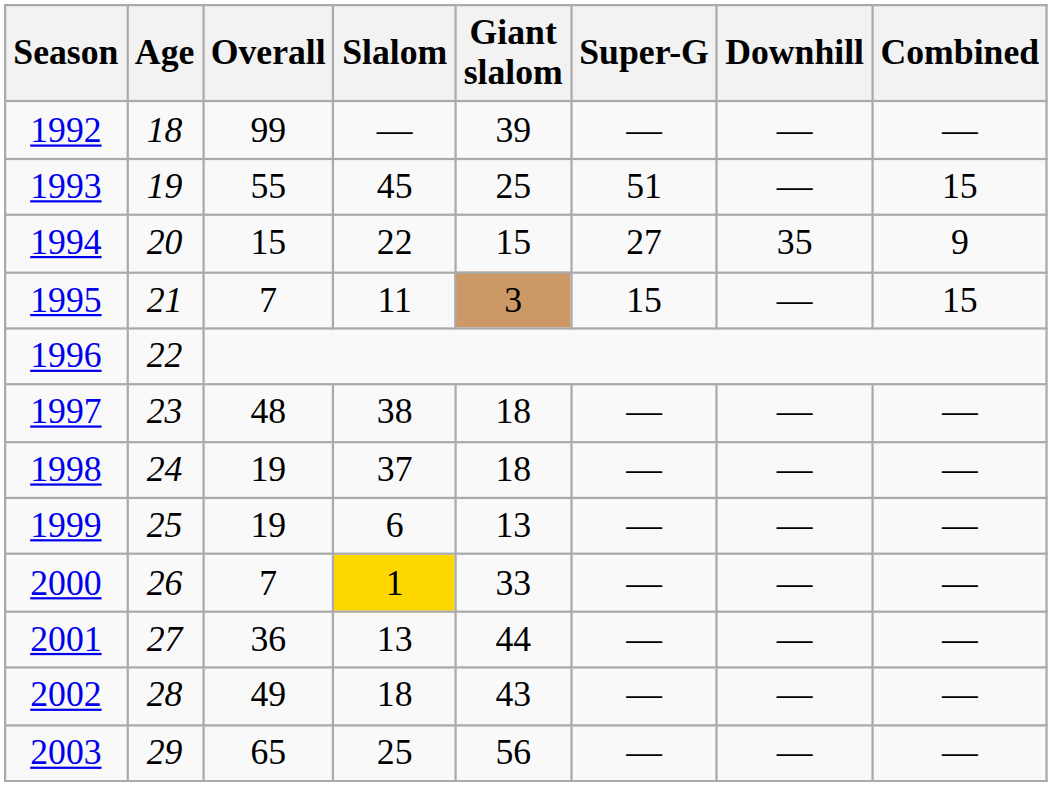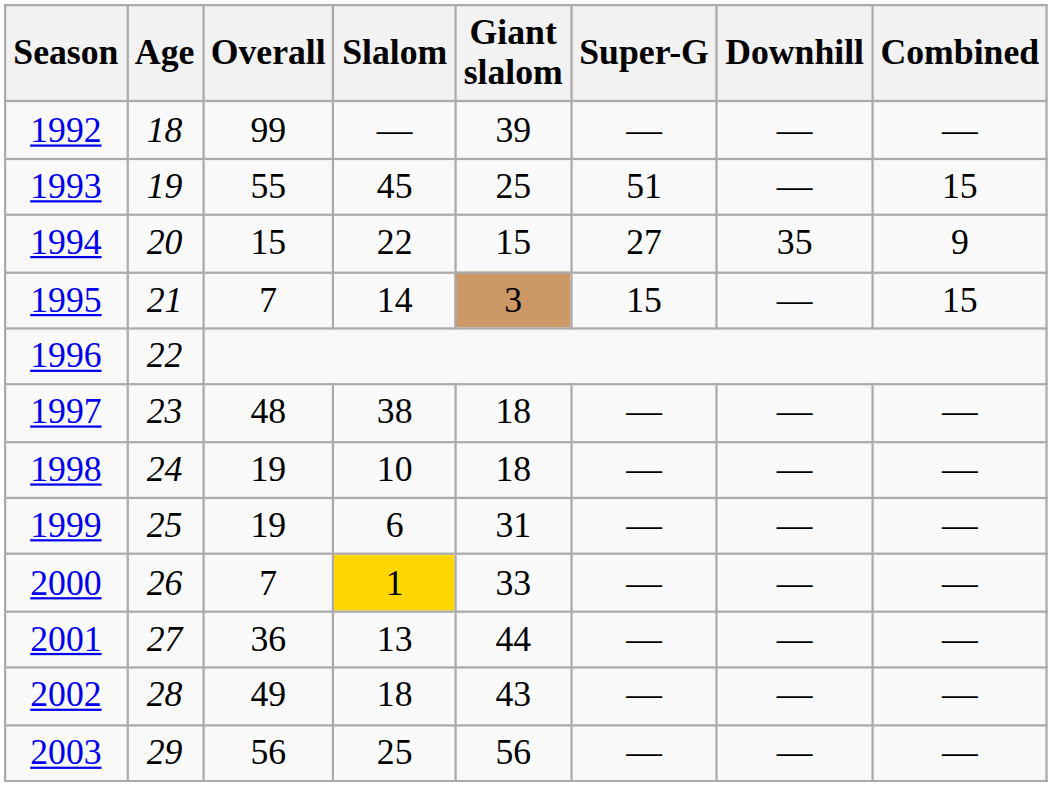(395, 299) 11 -> (395, 299) 14
(395, 469) 37 -> (395, 469) 10
(513, 525) 13 -> (513, 525) 31
(268, 751) 65 -> (268, 751) 56
